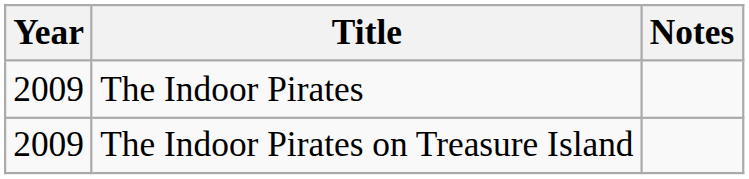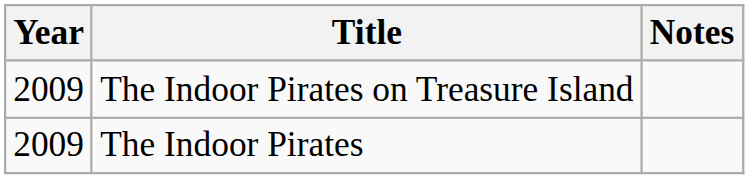rows swapped: (232, 88) <-> (367, 144)
